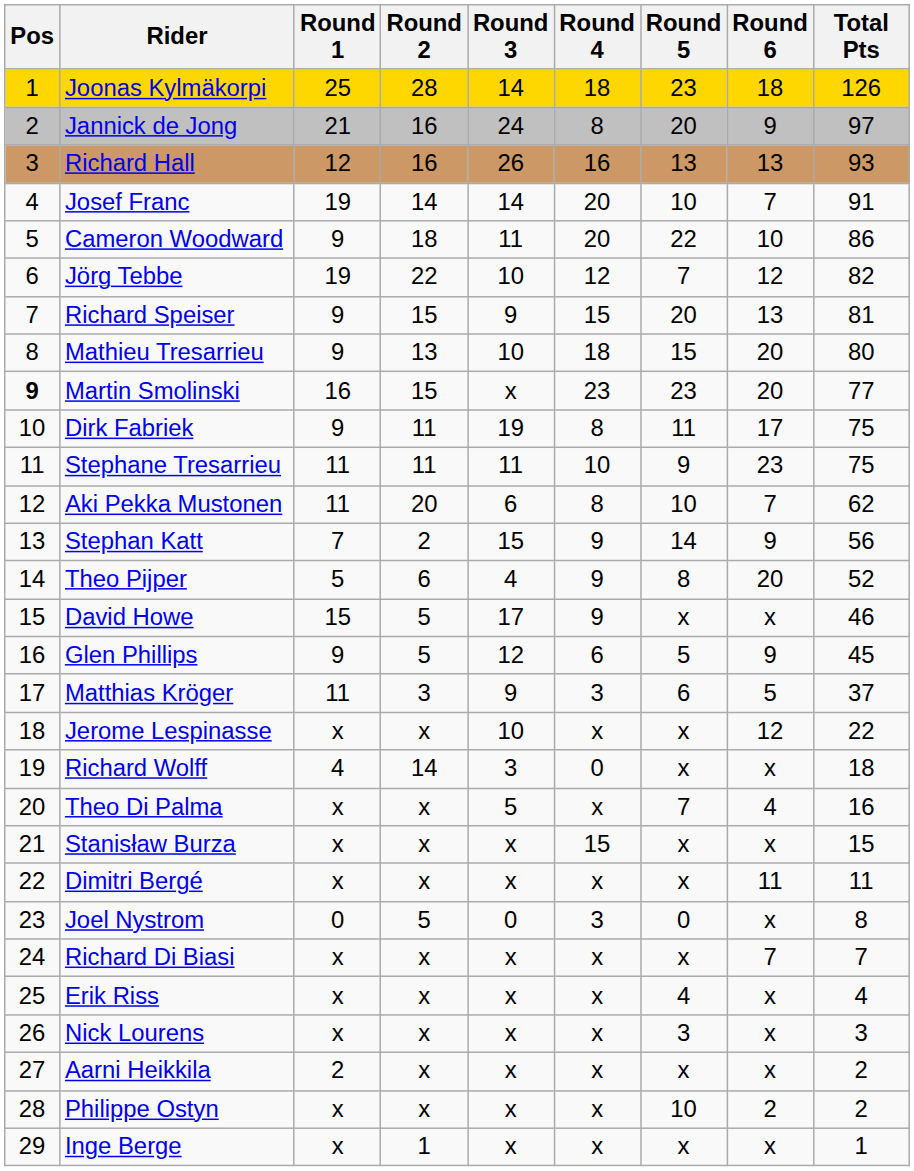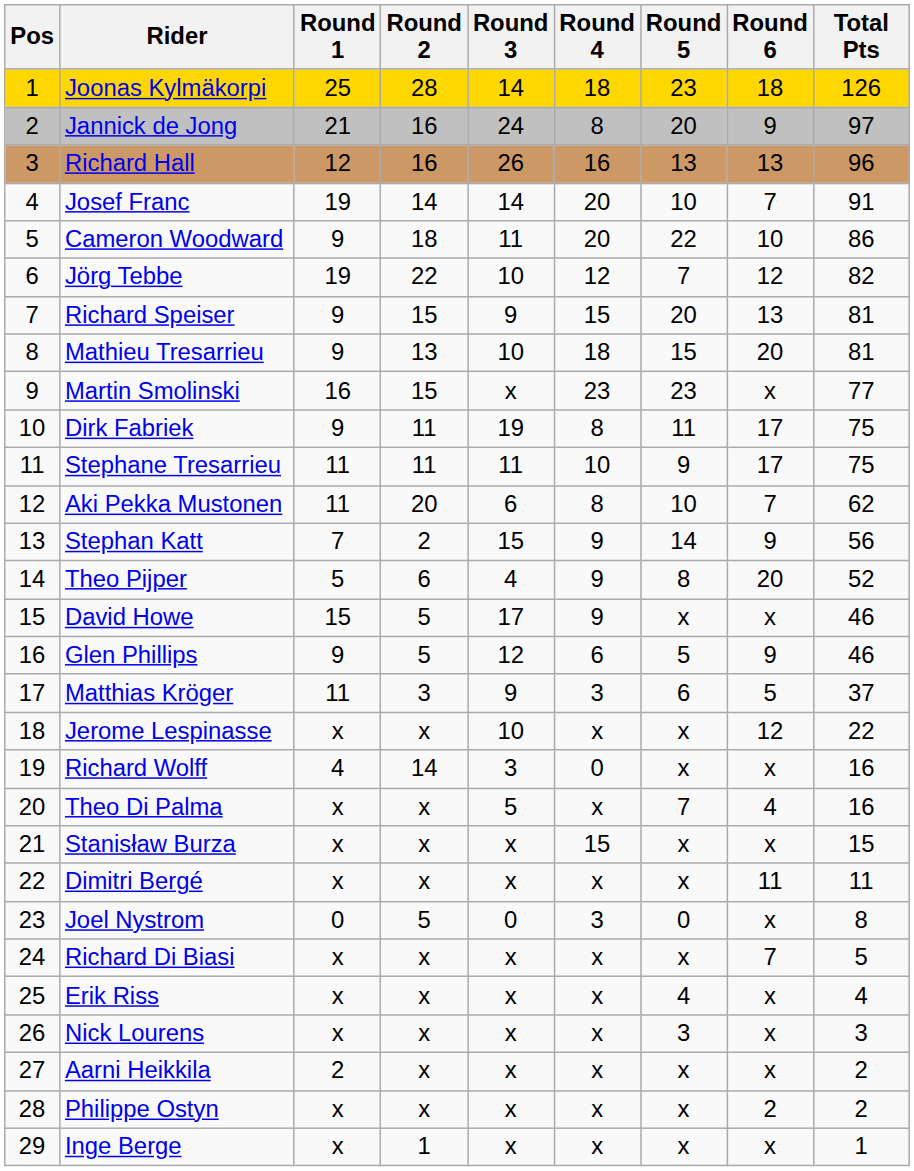(861, 163) 93 -> (861, 163) 96
(861, 352) 80 -> (861, 352) 81
(32, 390) bold -> (32, 390) normal
(770, 390) 20 -> (770, 390) x
(770, 466) 23 -> (770, 466) 17
(861, 655) 45 -> (861, 655) 46
(861, 768) 18 -> (861, 768) 16
(861, 957) 7 -> (861, 957) 5
(684, 1108) 10 -> (684, 1108) x
